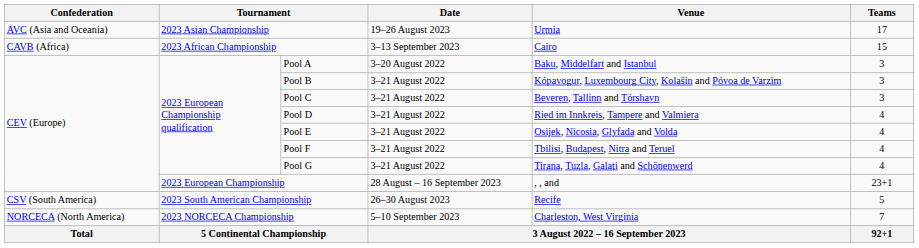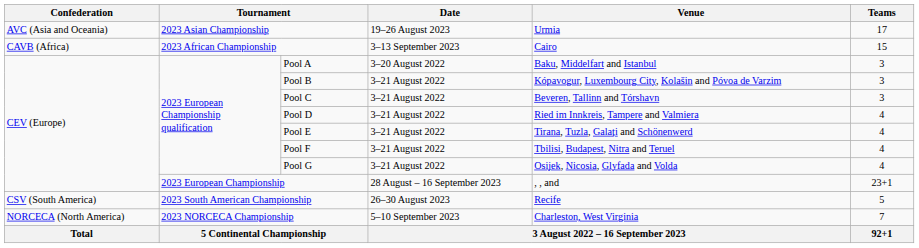(606, 132) Osijek, Nicosia, Glyfada and Volda -> (613, 132) Tirana, Tuzla, Galați and Schönenwerd
(613, 166) Tirana, Tuzla, Galați and Schönenwerd -> (606, 166) Osijek, Nicosia, Glyfada and Volda
